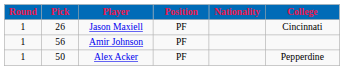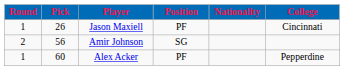(23, 42) 1 -> (23, 42) 2
(181, 42) PF -> (181, 42) SG
(60, 57) 50 -> (60, 57) 60
